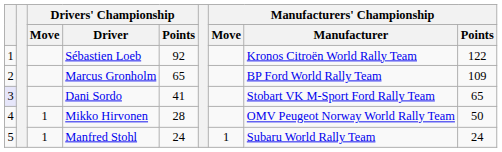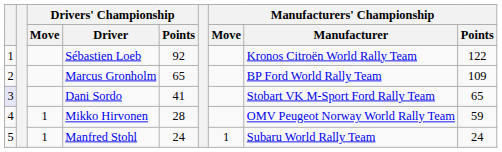(477, 116) 50 -> (477, 116) 59
